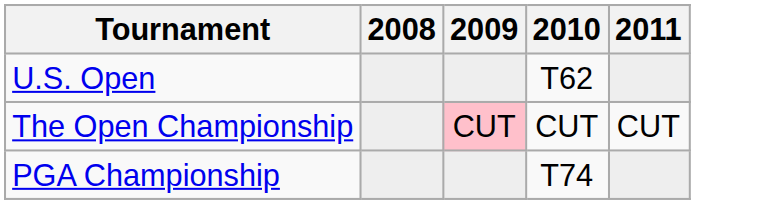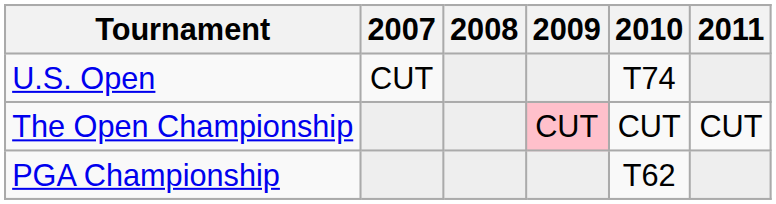+ column: (402, 30)
(567, 78) T62 -> (649, 78) T74
(567, 175) T74 -> (649, 175) T62
